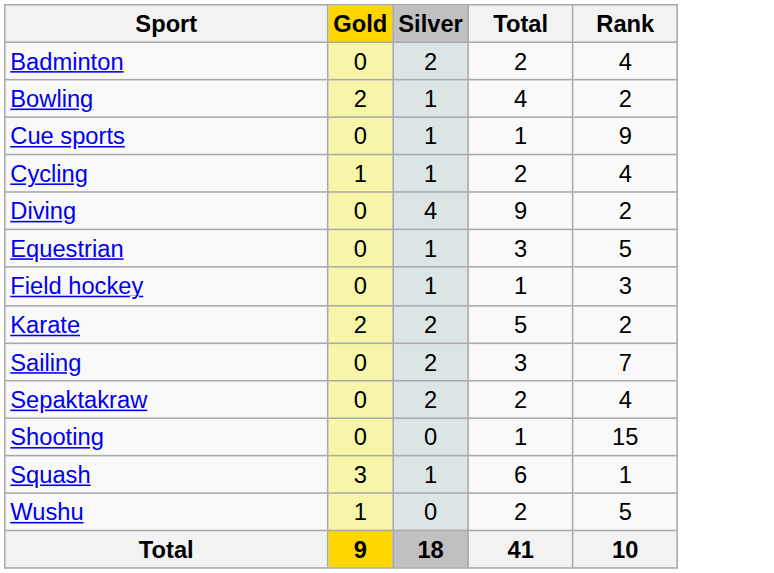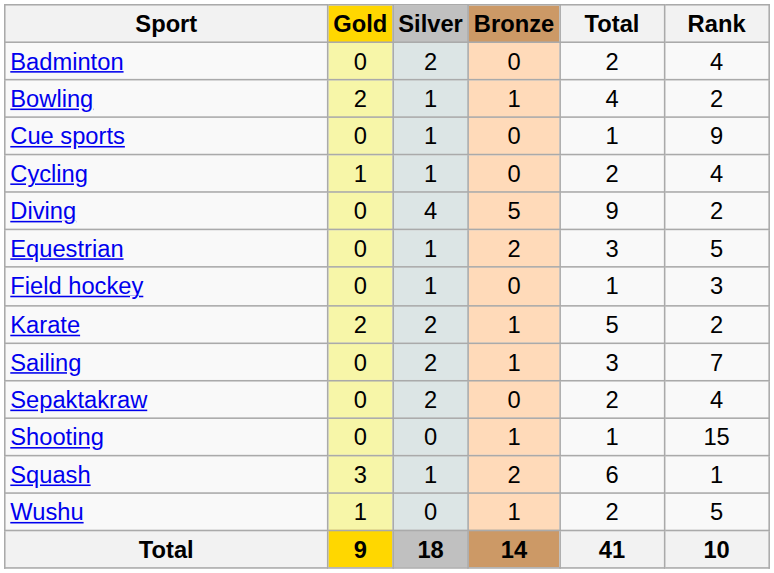+ column: (514, 24)
